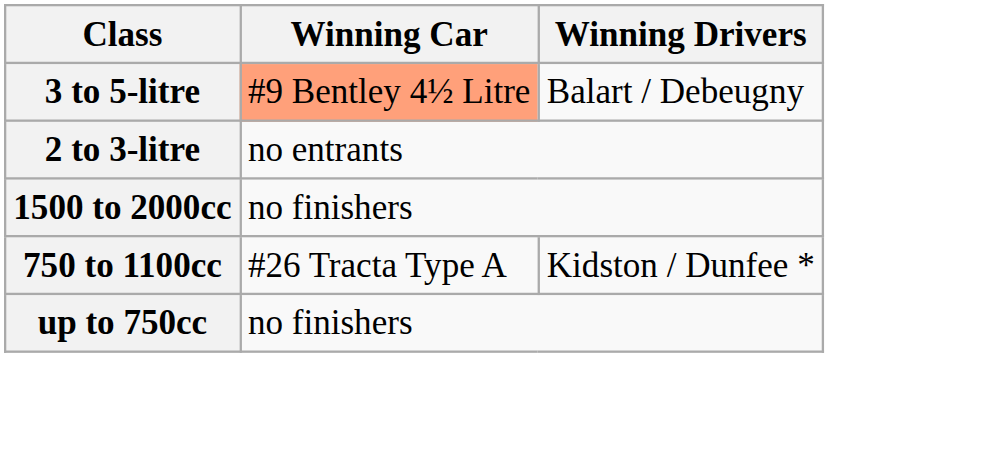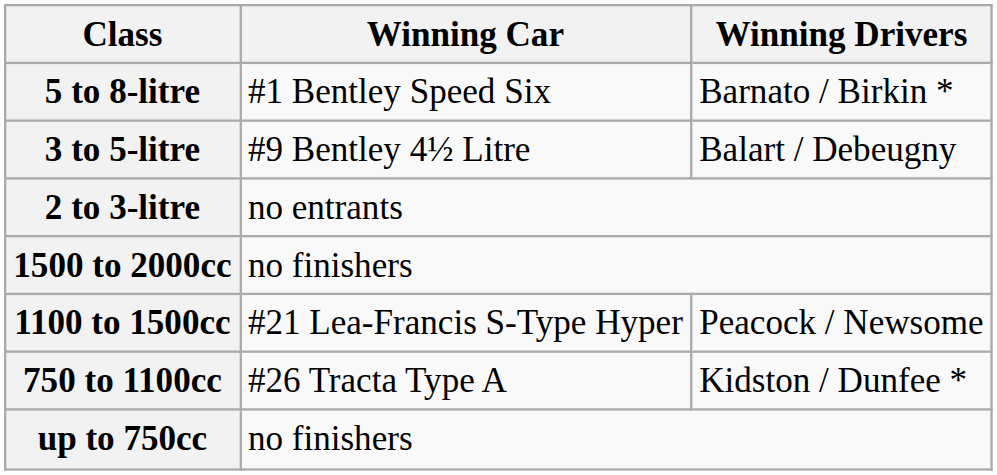+ row: (122, 91)
(389, 91) lightsalmon background -> (389, 149) no background
+ row: (122, 323)
